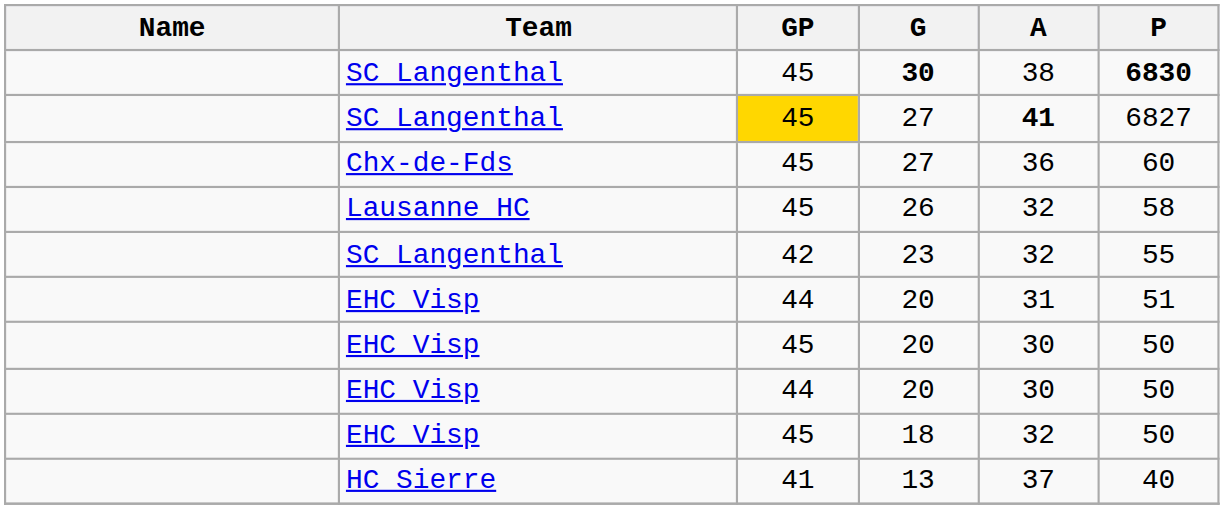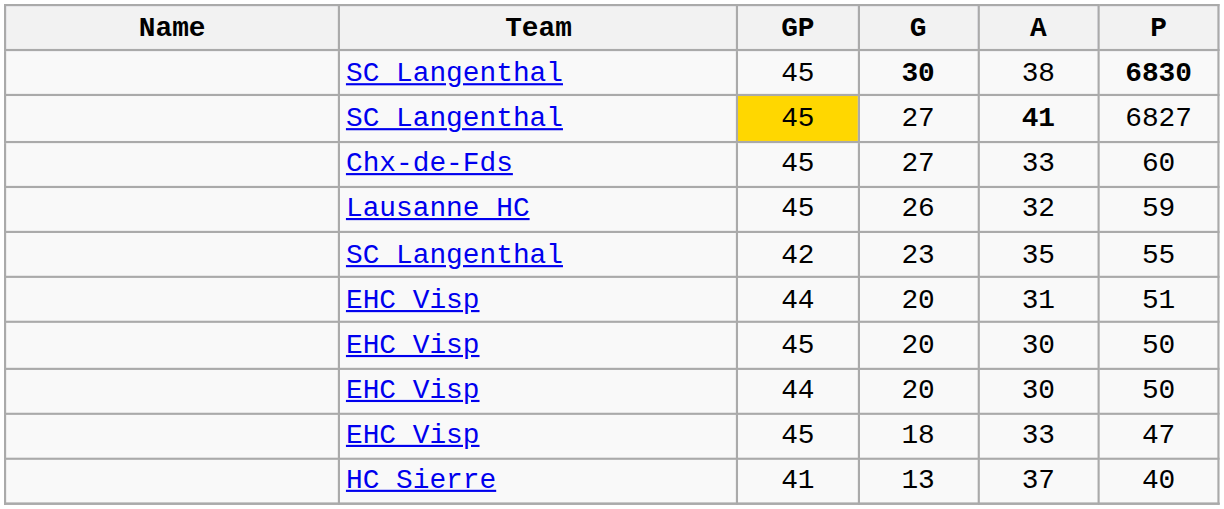(1038, 164) 36 -> (1038, 164) 33
(1159, 209) 58 -> (1159, 209) 59
(1038, 254) 32 -> (1038, 254) 35
(1038, 436) 32 -> (1038, 436) 33
(1159, 436) 50 -> (1159, 436) 47
